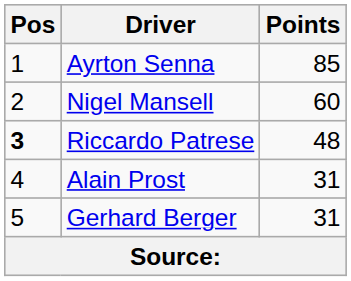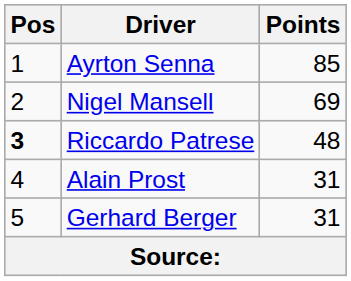(327, 102) 60 -> (327, 102) 69
